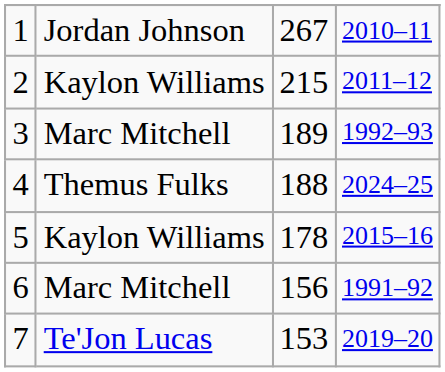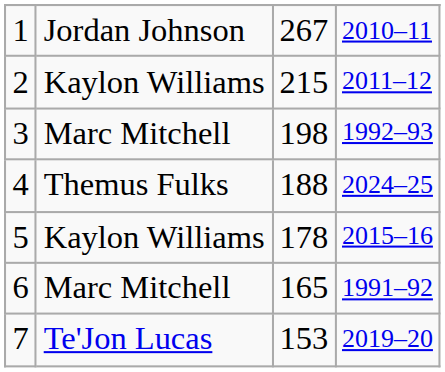(304, 133) 189 -> (304, 133) 198
(304, 287) 156 -> (304, 287) 165
